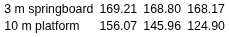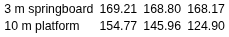(118, 26) 156.07 -> (118, 26) 154.77
